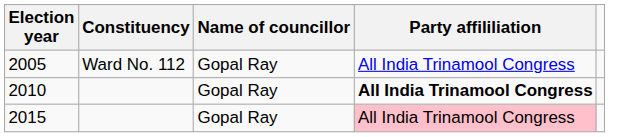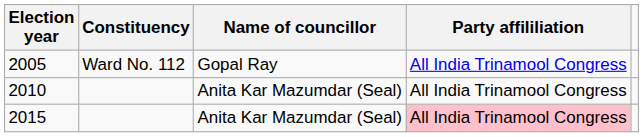(238, 90) Gopal Ray -> (300, 90) Anita Kar Mazumdar (Seal)
(475, 90) bold -> (518, 90) normal
(238, 117) Gopal Ray -> (300, 117) Anita Kar Mazumdar (Seal)
